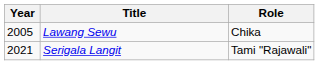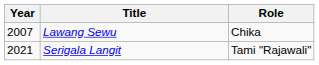(20, 32) 2005 -> (20, 32) 2007
